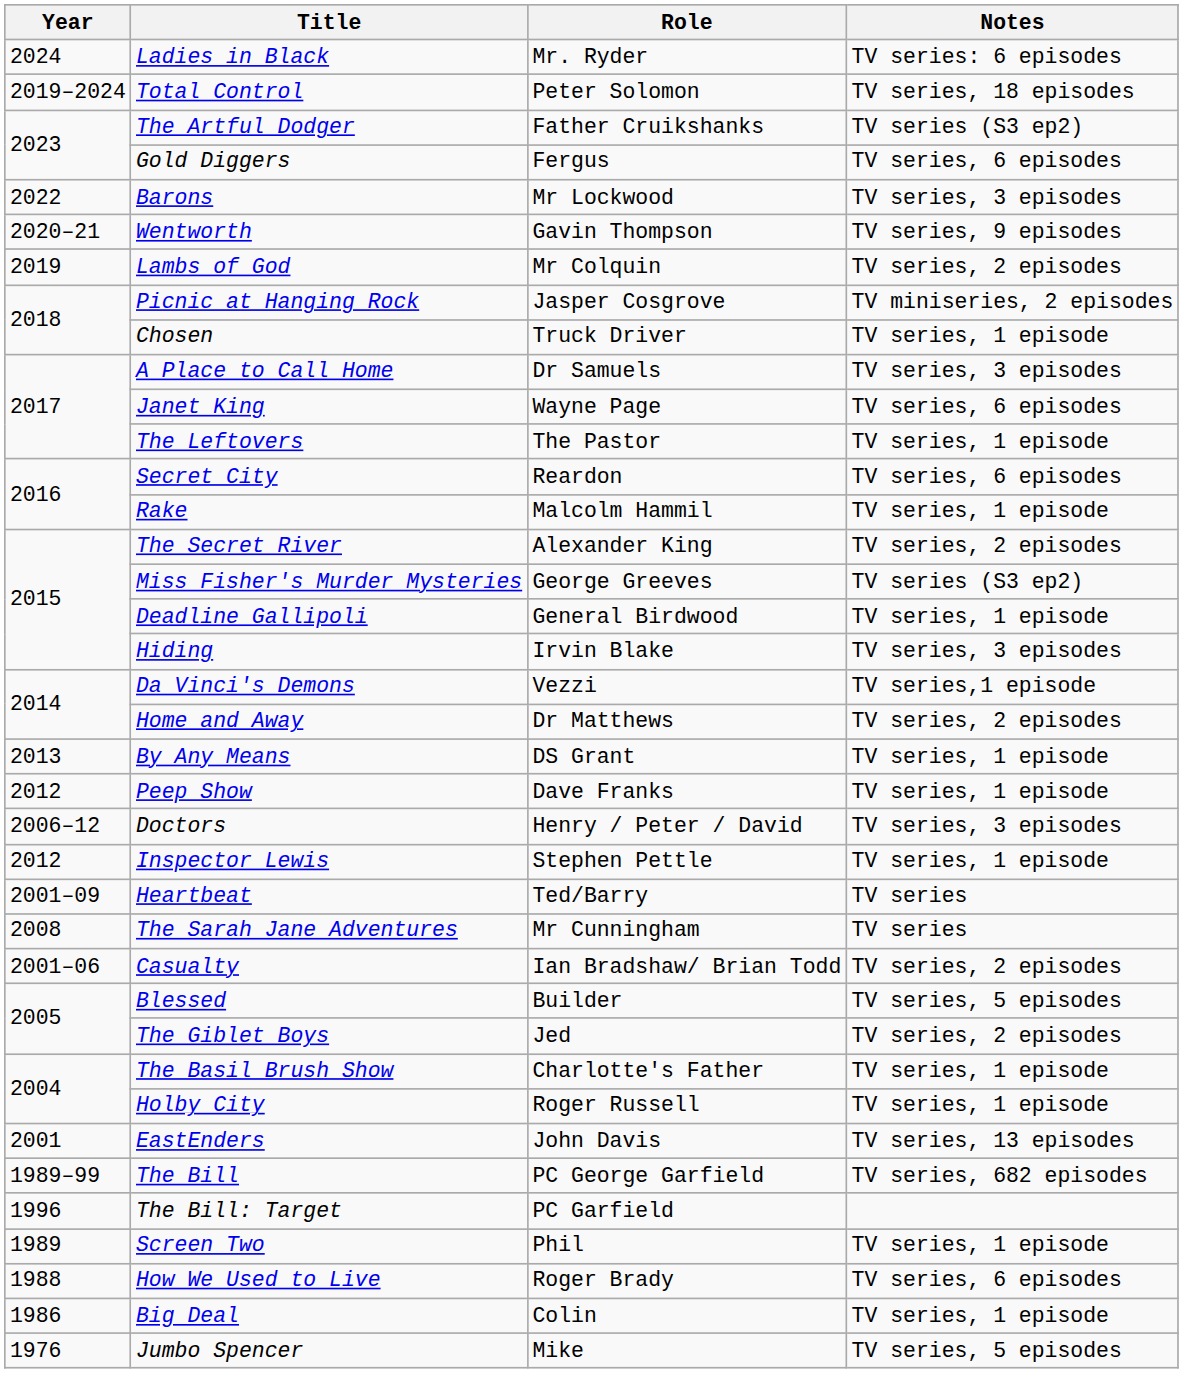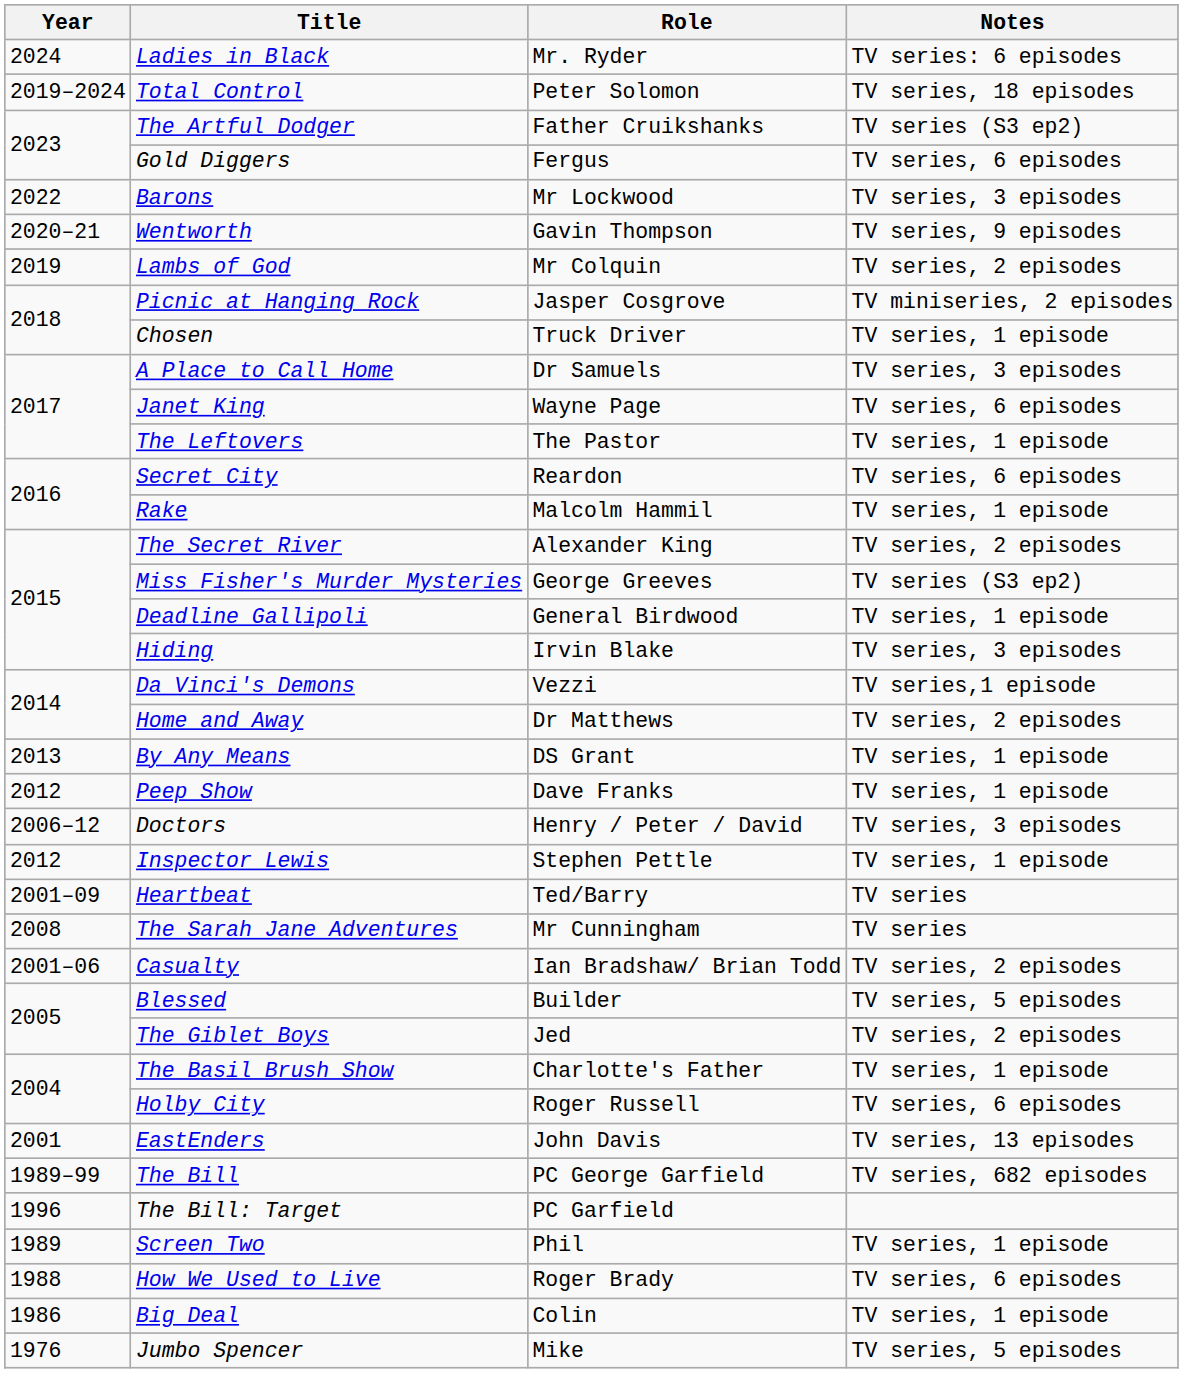(980, 1106) TV series, 1 episode -> (987, 1106) TV series, 6 episodes
